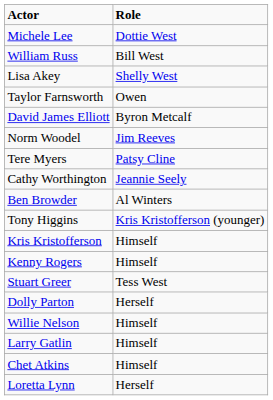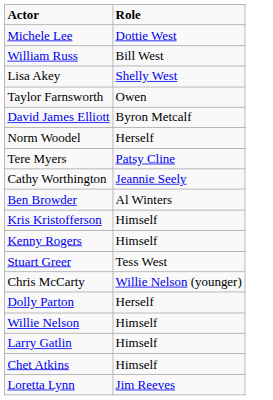(145, 138) Jim Reeves -> (135, 138) Herself
- row: (43, 220)
+ row: (46, 281)
(135, 384) Herself -> (145, 384) Jim Reeves
